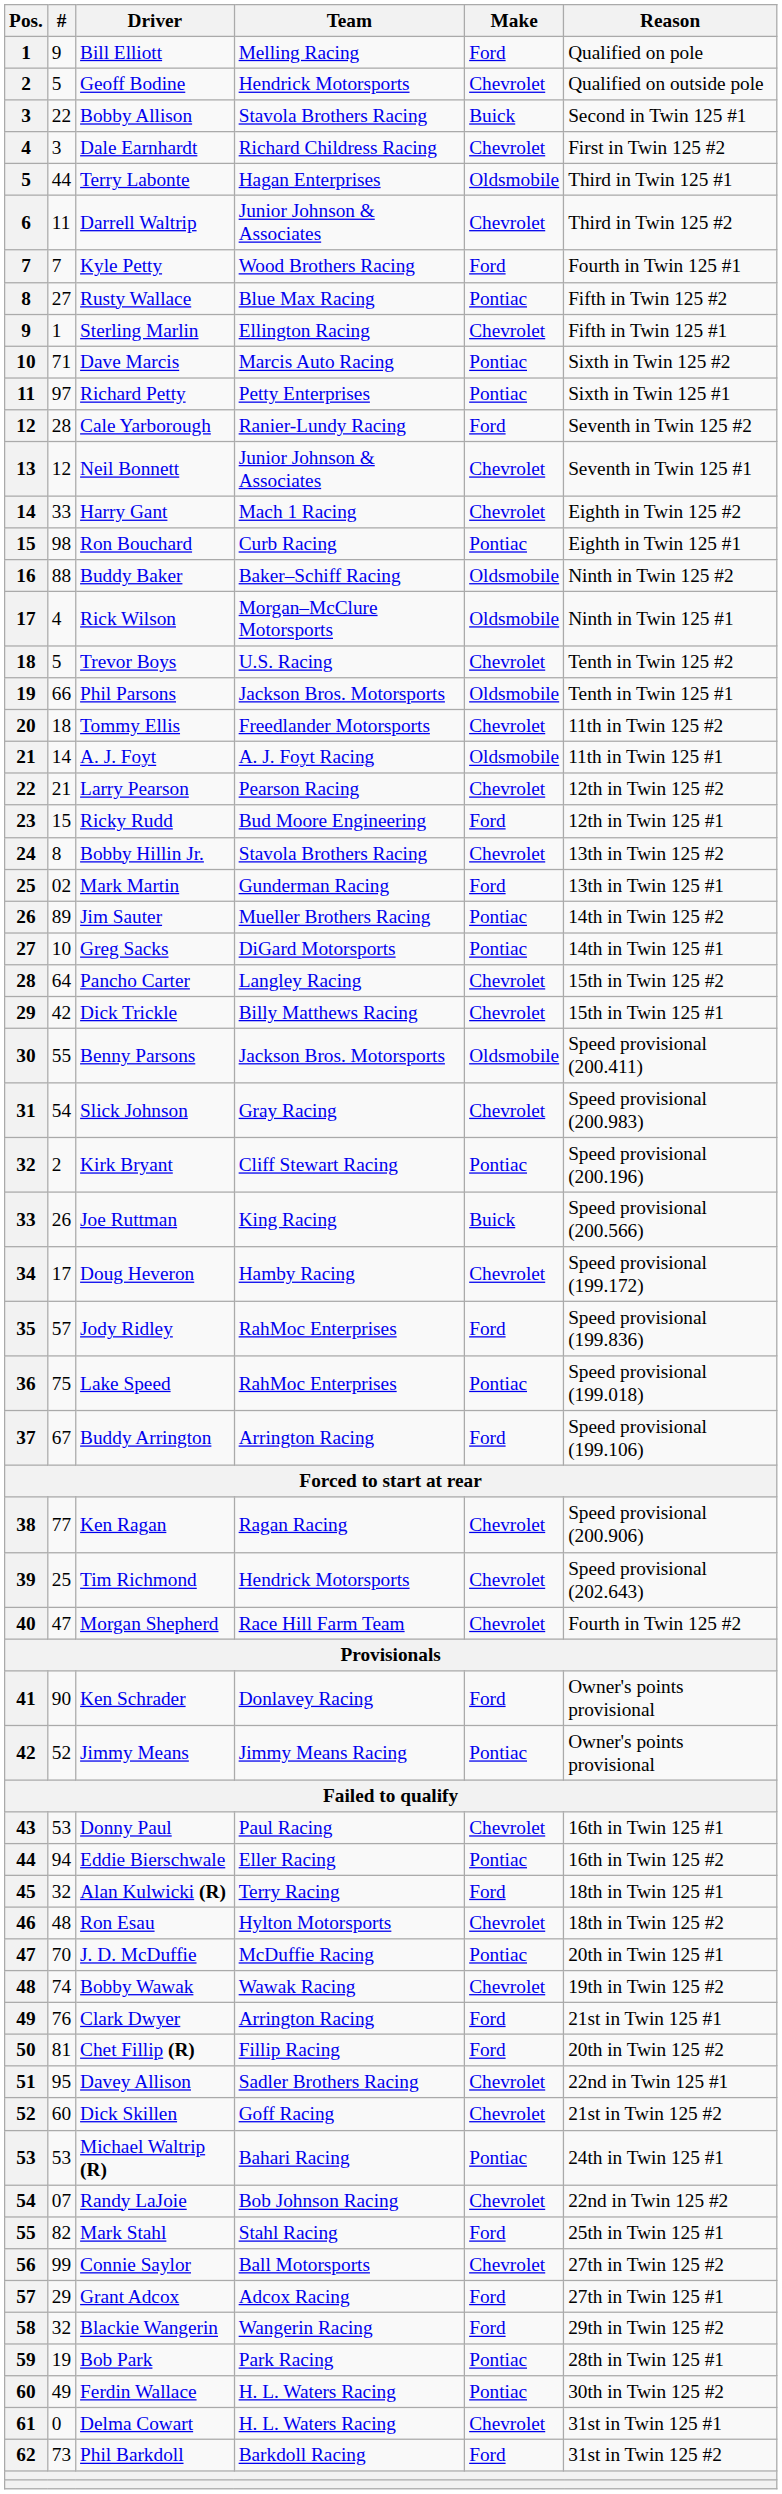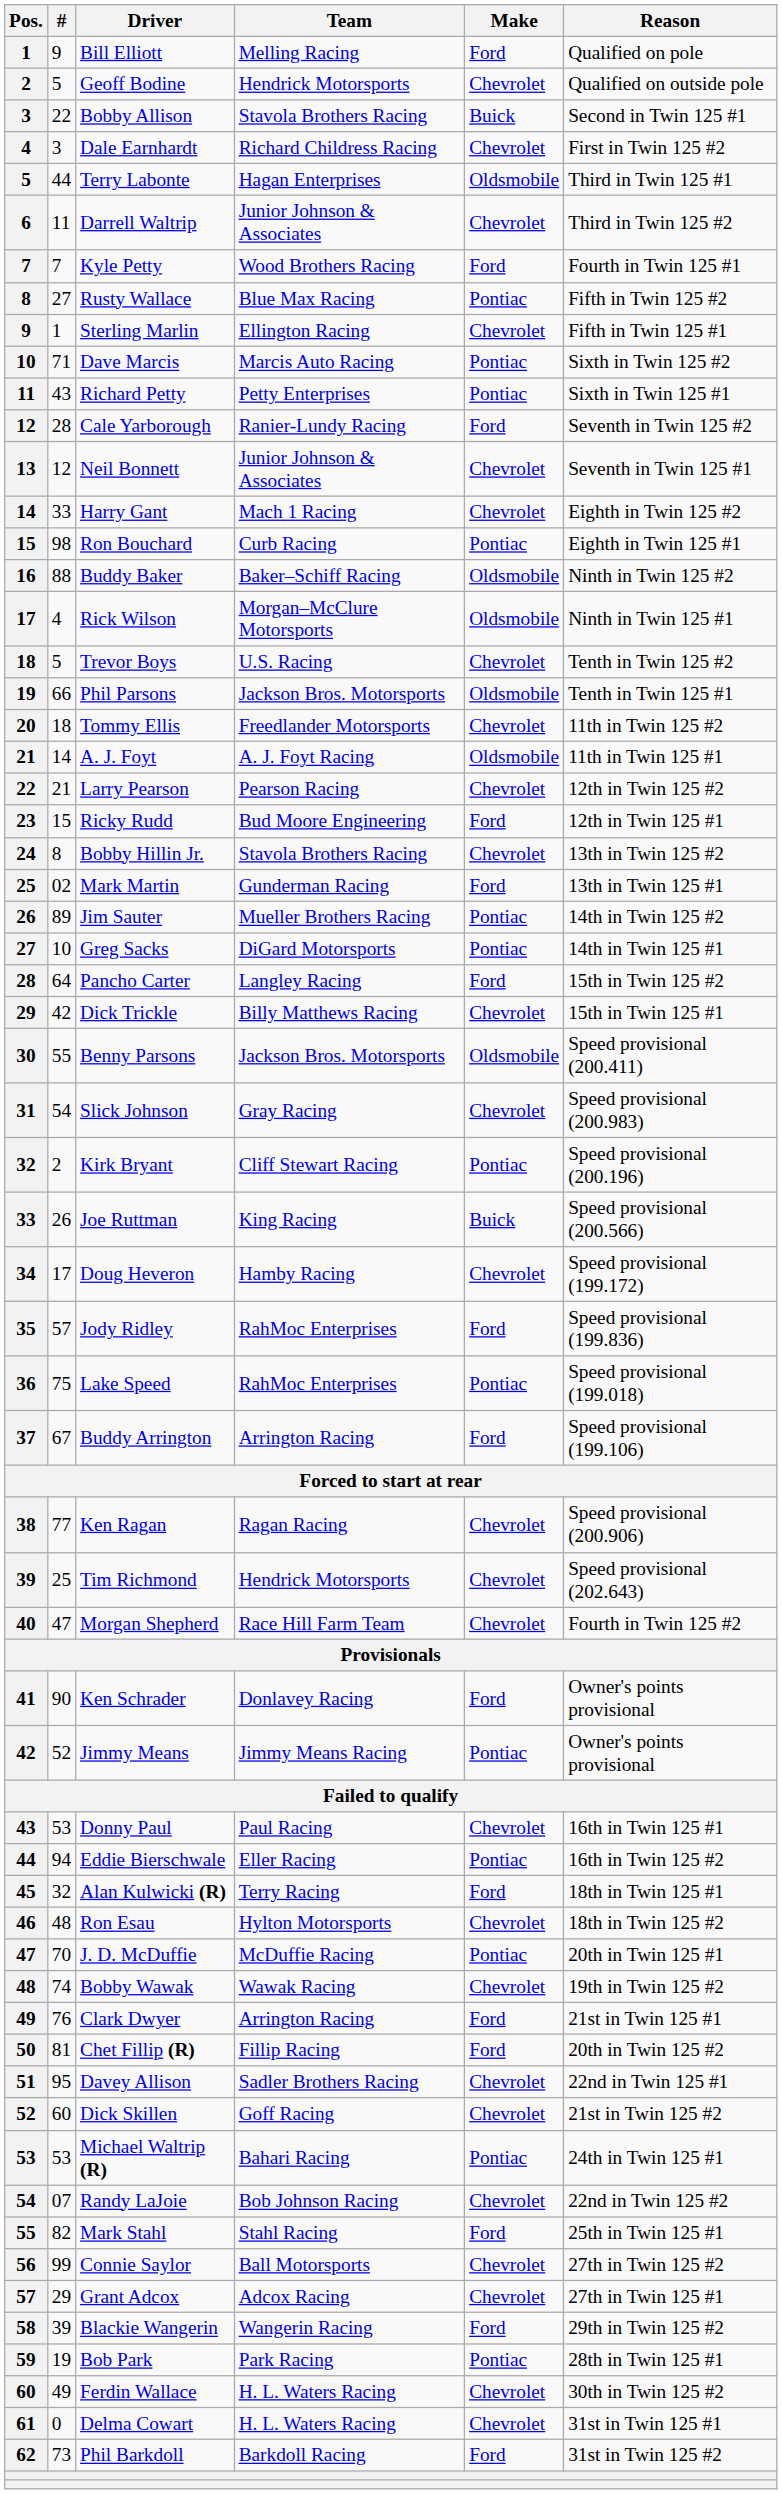(61, 393) 97 -> (61, 393) 43
(507, 980) Chevrolet -> (487, 980) Ford
(487, 2296) Ford -> (507, 2296) Chevrolet
(61, 2327) 32 -> (61, 2327) 39
(498, 2391) Pontiac -> (507, 2391) Chevrolet
